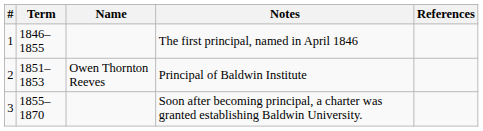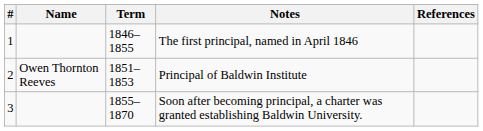columns swapped: (111, 14) <-> (41, 14)
